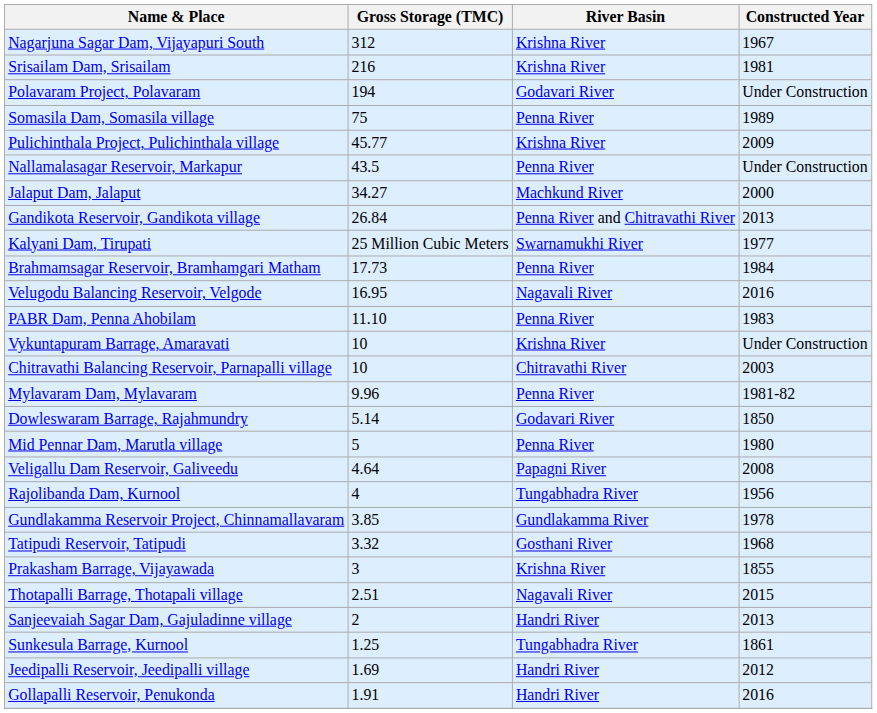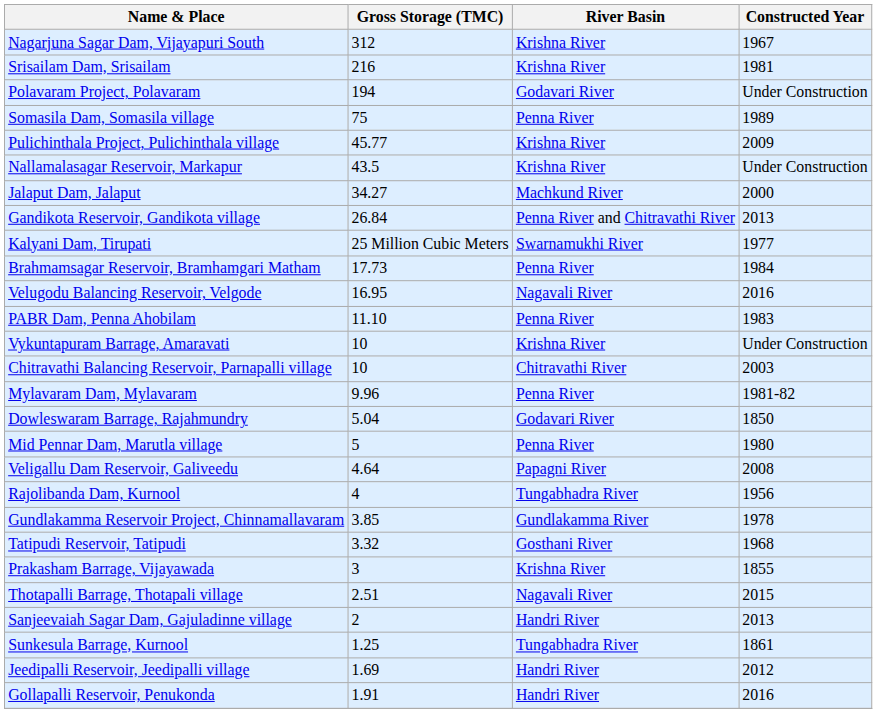(555, 167) Penna River -> (561, 167) Krishna River
(365, 419) 5.14 -> (365, 419) 5.04
